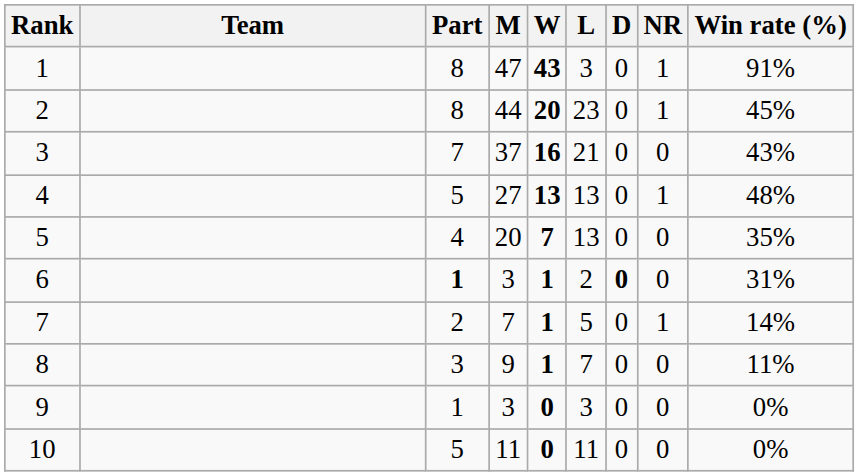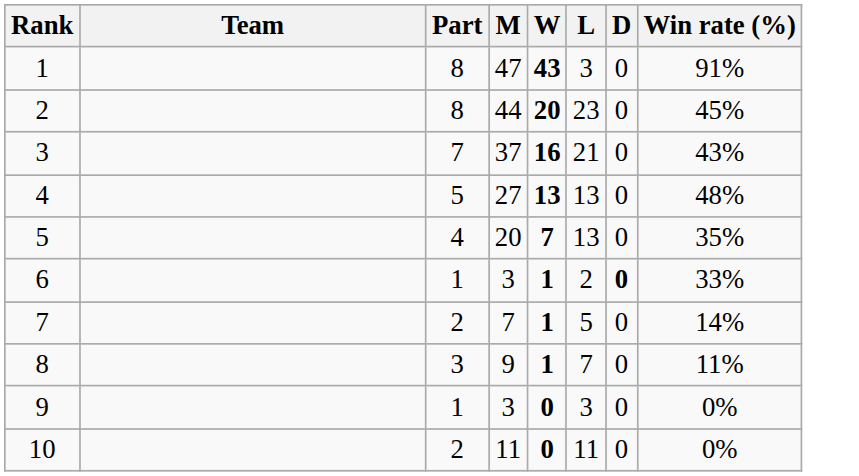- column: (663, 25)
(457, 279) bold -> (457, 279) normal
(771, 279) 31% -> (720, 279) 33%
(457, 449) 5 -> (457, 449) 2
